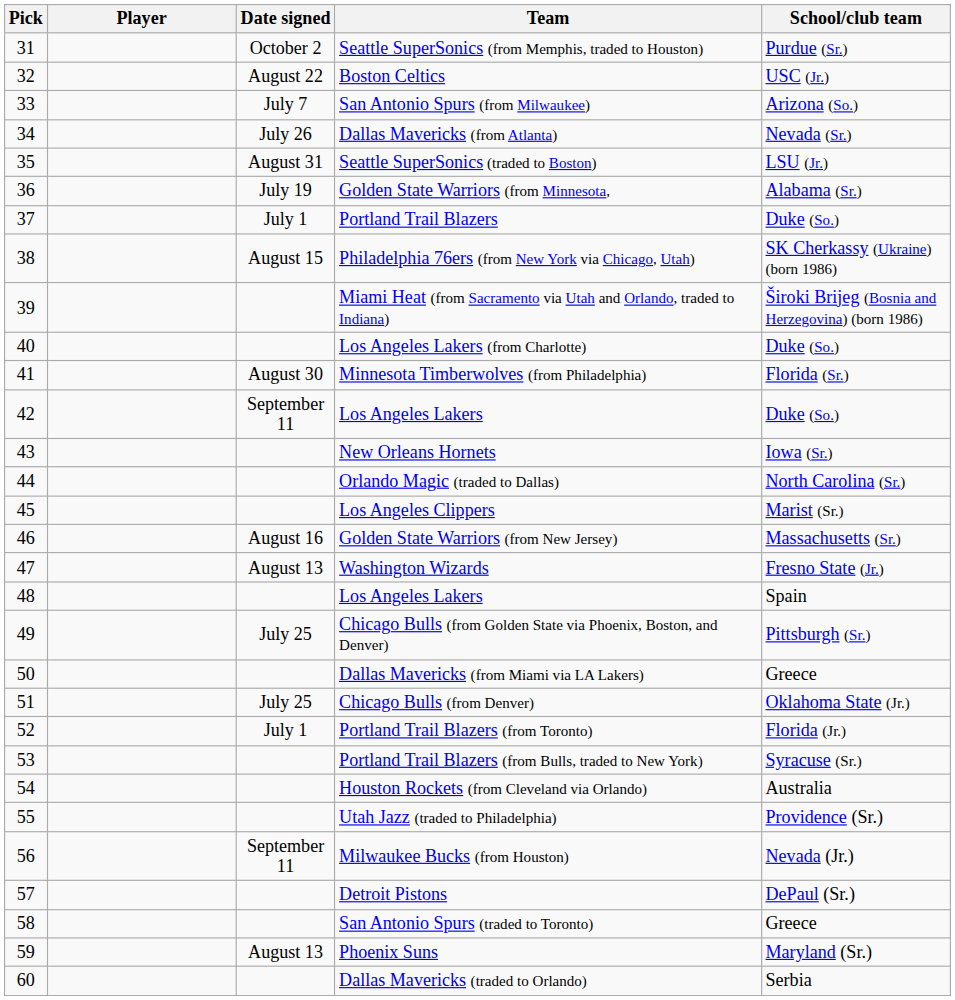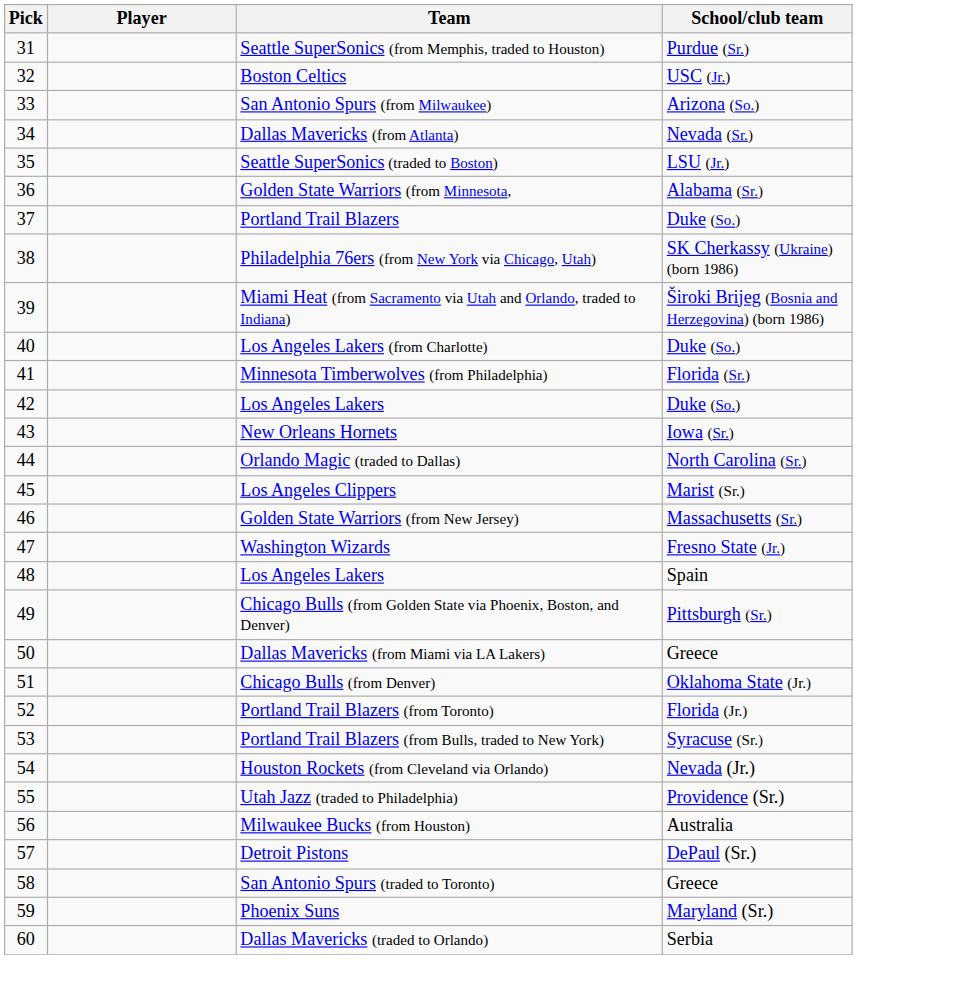- column: (286, 18)
(799, 788) Australia -> (711, 768) Nevada (Jr.)
(810, 855) Nevada (Jr.) -> (700, 825) Australia
